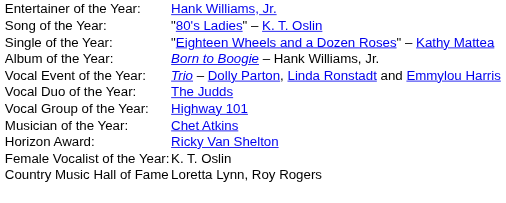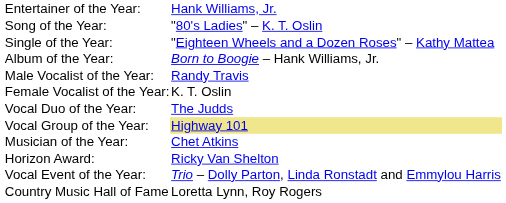+ row: (79, 75)
rows swapped: (87, 158) <-> (75, 75)
(210, 108) no background -> (210, 125) khaki background
